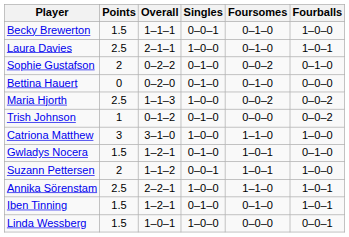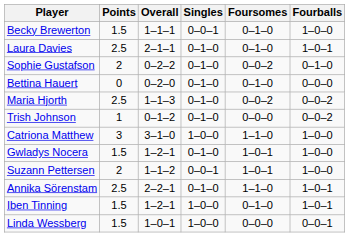(203, 48) 1–0–0 -> (203, 48) 0–1–0
(203, 100) 1–0–0 -> (203, 100) 0–1–0
(317, 153) 0–1–0 -> (317, 153) 1–0–0
(203, 188) 1–0–0 -> (203, 188) 0–1–0
(203, 205) 0–1–0 -> (203, 205) 1–0–0
